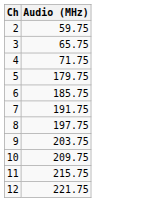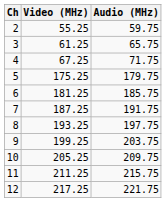+ column: (56, 12)
